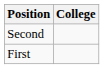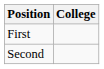rows swapped: (19, 53) <-> (26, 34)
